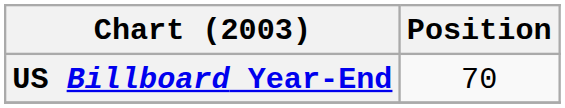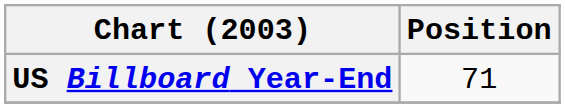(479, 79) 70 -> (479, 79) 71
